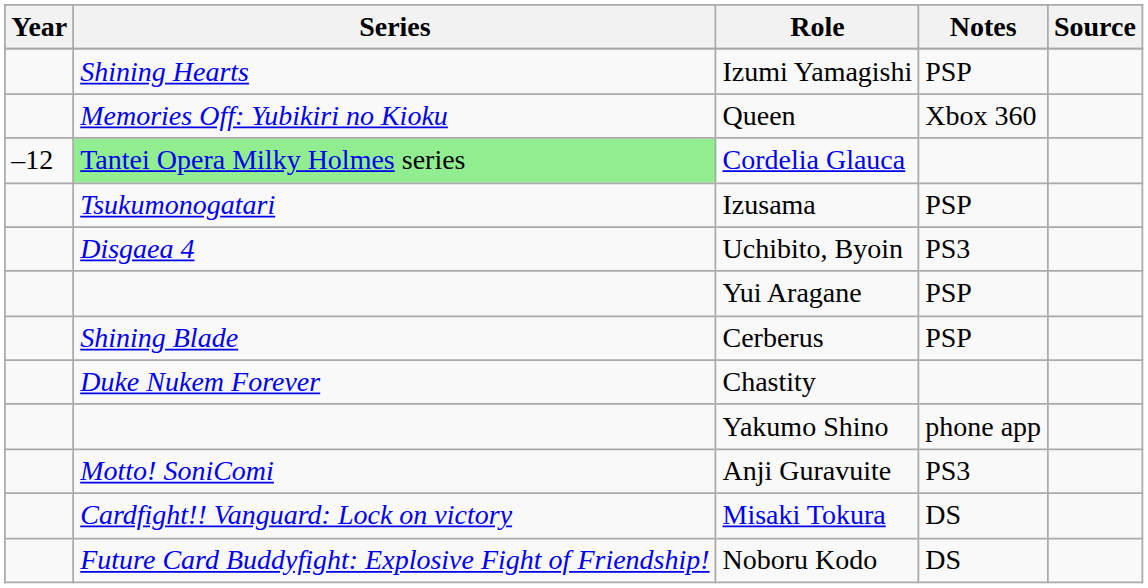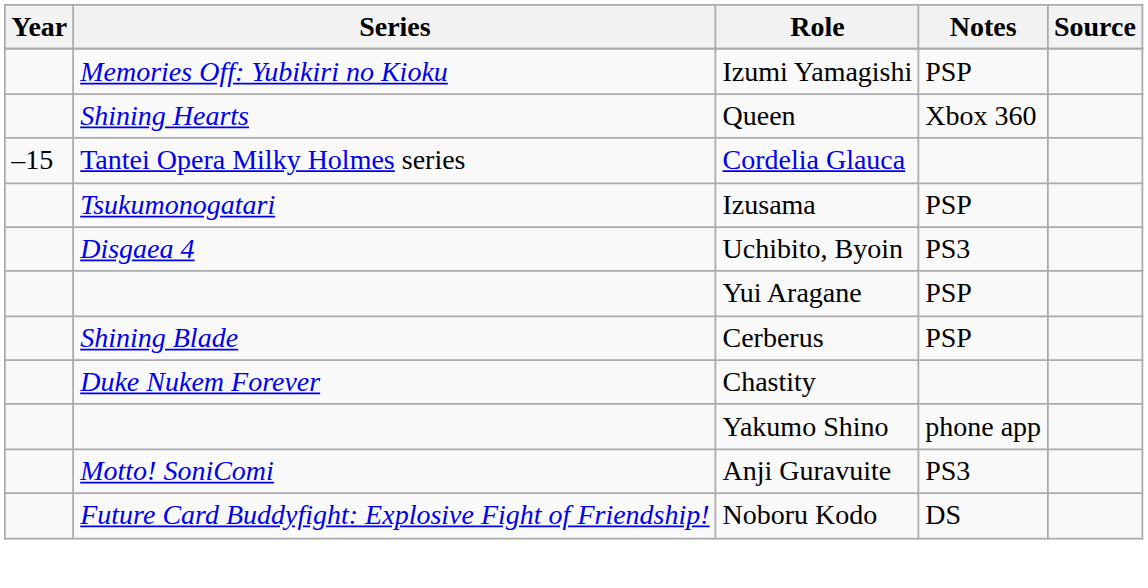(165, 71) Shining Hearts -> (264, 71) Memories Off: Yubikiri no Kioku
(264, 115) Memories Off: Yubikiri no Kioku -> (165, 115) Shining Hearts
(32, 159) –12 -> (32, 159) –15
(273, 159) lightgreen background -> (273, 159) no background
- row: (804, 515)
